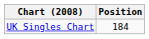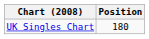(120, 27) 184 -> (120, 27) 180
